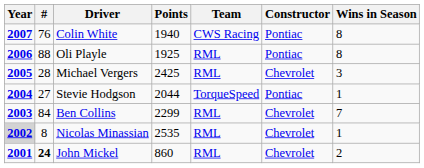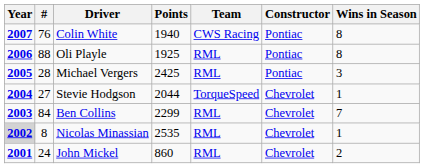(290, 73) Chevrolet -> (284, 73) Pontiac
(284, 93) Pontiac -> (290, 93) Chevrolet
(44, 152) bold -> (44, 152) normal
